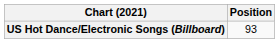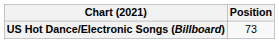(251, 30) 93 -> (251, 30) 73
